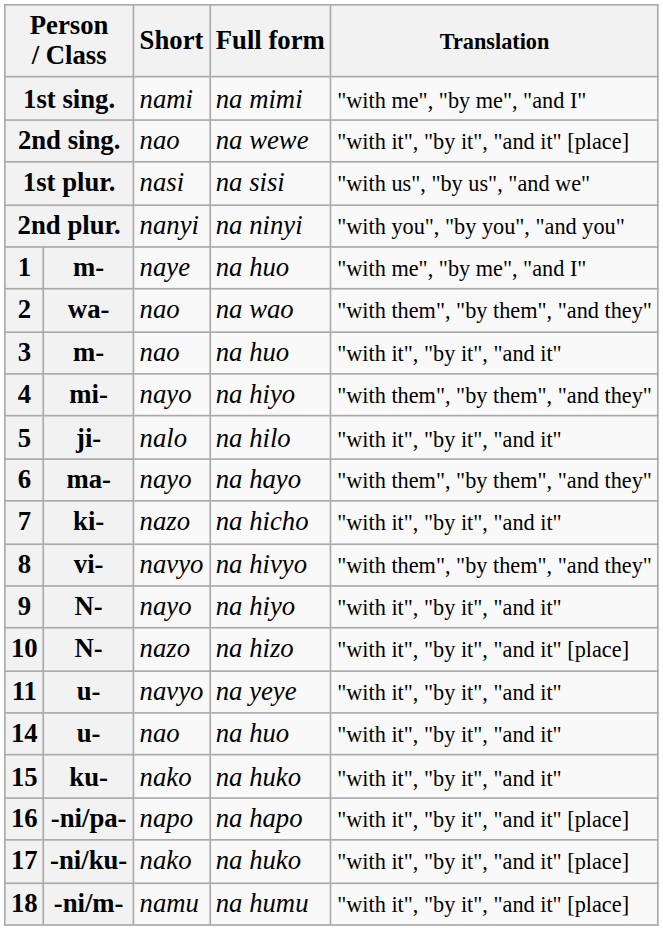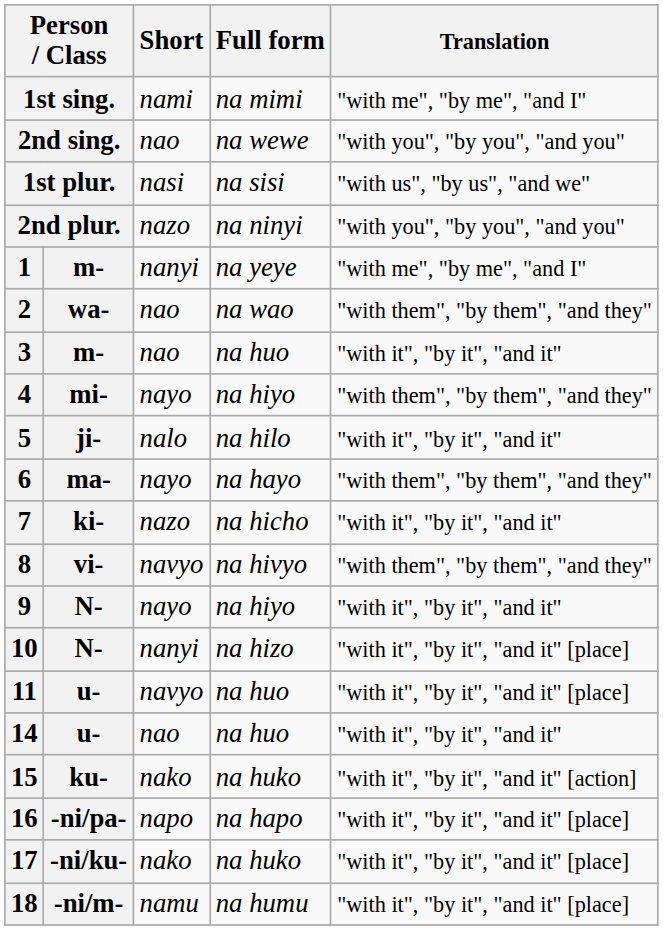(483, 142) "with it", "by it", "and it" [place] -> (481, 142) "with you", "by you", "and you"
(169, 225) nanyi -> (165, 225) nazo
(165, 267) naye -> (169, 267) nanyi
(252, 267) na huo -> (256, 267) na yeye
(165, 649) nazo -> (169, 649) nanyi
(256, 691) na yeye -> (252, 691) na huo
(449, 693) "with it", "by it", "and it" -> (483, 693) "with it", "by it", "and it" [place]
(449, 777) "with it", "by it", "and it" -> (487, 777) "with it", "by it", "and it" [action]
